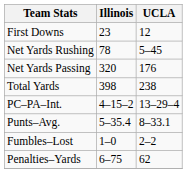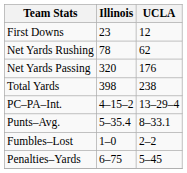(150, 50) 5–45 -> (145, 50) 62
(145, 159) 62 -> (150, 159) 5–45
